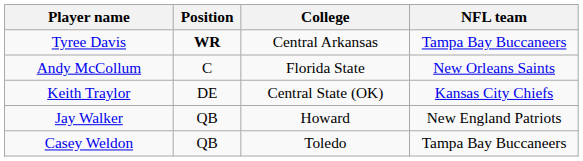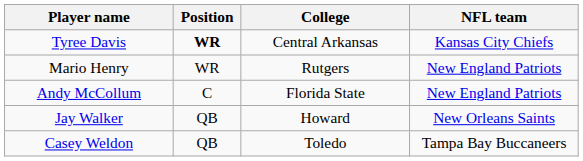(494, 42) Tampa Bay Buccaneers -> (494, 42) Kansas City Chiefs
+ row: (89, 67)
(494, 67) New Orleans Saints -> (494, 93) New England Patriots
- row: (89, 93)
(494, 118) New England Patriots -> (494, 118) New Orleans Saints
